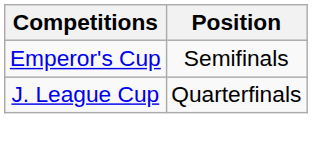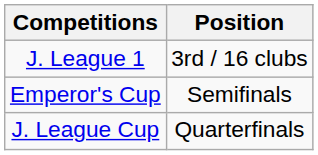+ row: (85, 58)
